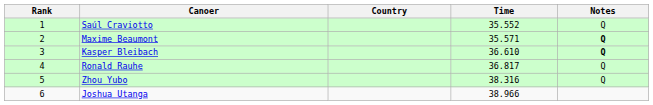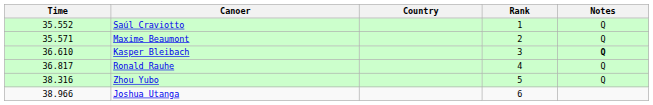columns swapped: (42, 11) <-> (504, 11)
(603, 39) bold -> (603, 39) normal
